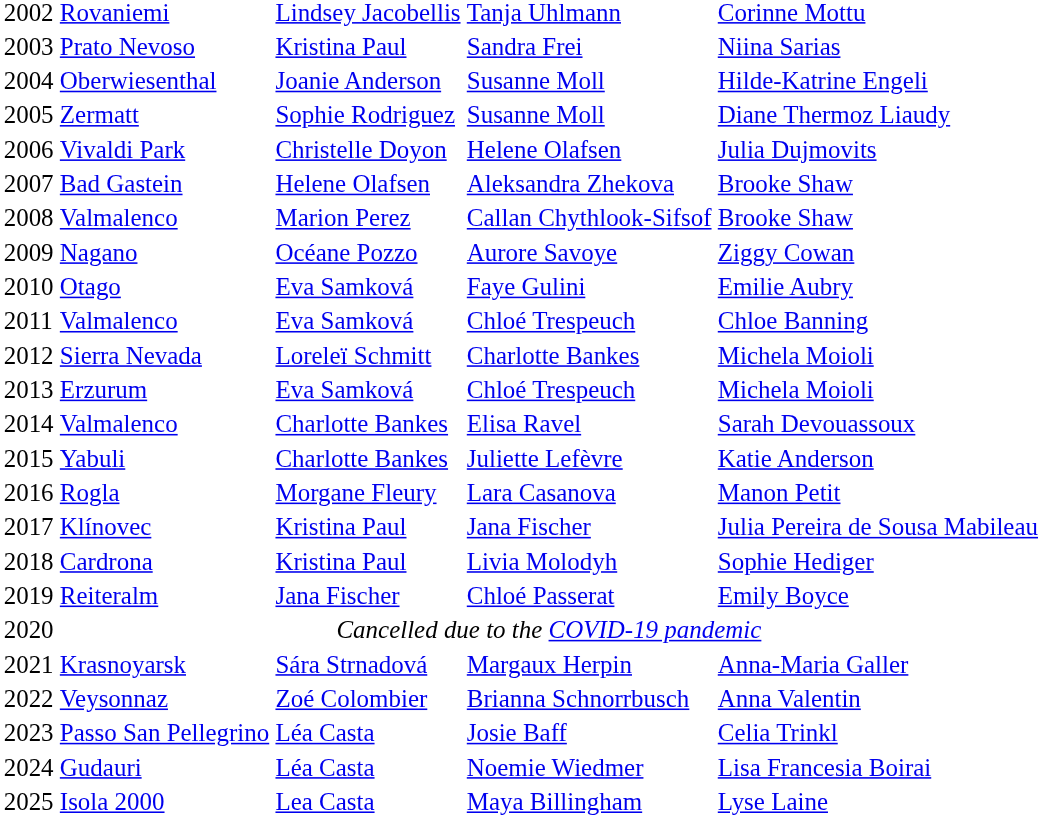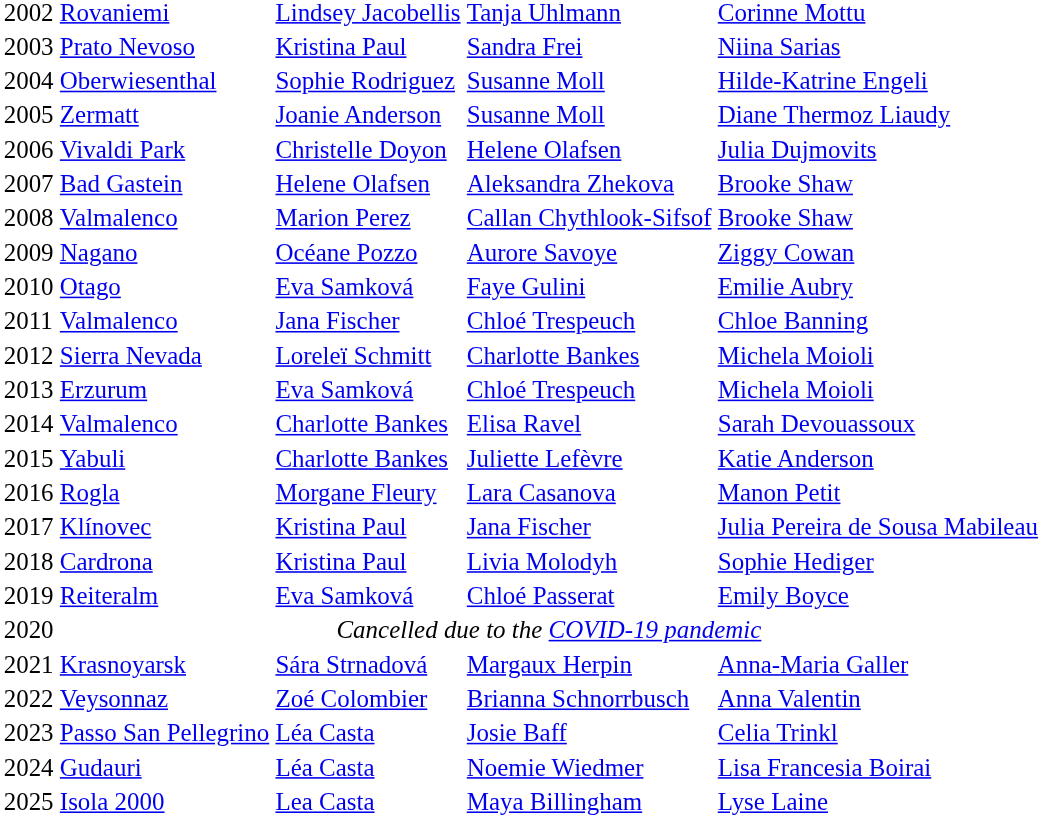(358, 81) Joanie Anderson -> (365, 81) Sophie Rodriguez
(365, 115) Sophie Rodriguez -> (358, 115) Joanie Anderson
(344, 321) Eva Samková -> (337, 321) Jana Fischer
(337, 595) Jana Fischer -> (344, 595) Eva Samková
